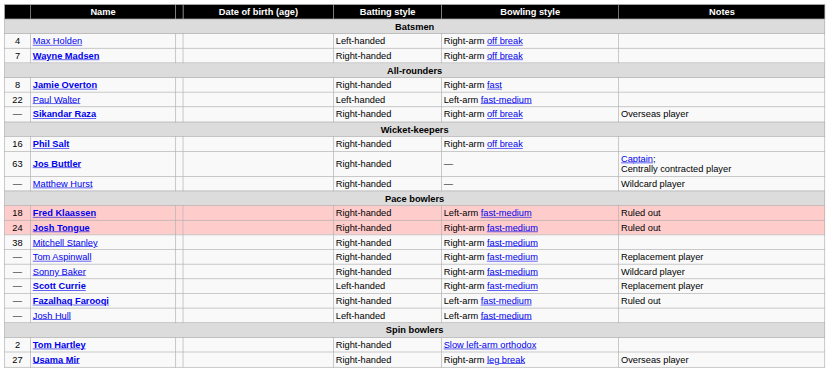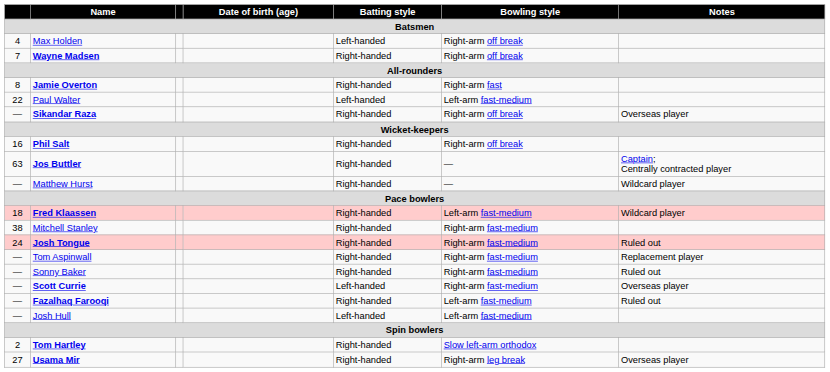(641, 213) Ruled out -> (653, 213) Wildcard player
rows swapped: (61, 228) <-> (65, 242)
(653, 272) Wildcard player -> (641, 272) Ruled out
(662, 286) Replacement player -> (655, 286) Overseas player
